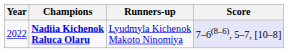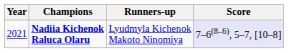(17, 34) 2022 -> (17, 34) 2021
